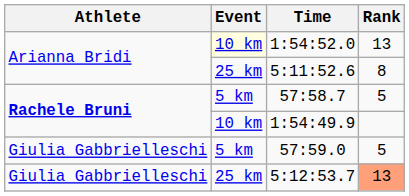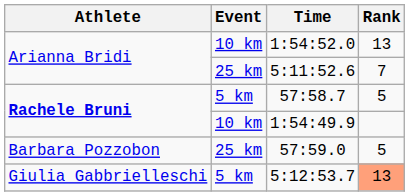(239, 44) lightyellow background -> (239, 44) no background
(382, 71) 8 -> (382, 71) 7
(108, 150) Giulia Gabbrielleschi -> (84, 150) Barbara Pozzobon
(234, 150) 5 km -> (239, 150) 25 km
(239, 177) 25 km -> (234, 177) 5 km
